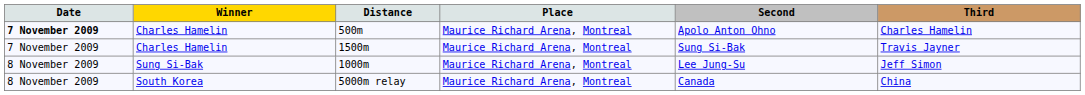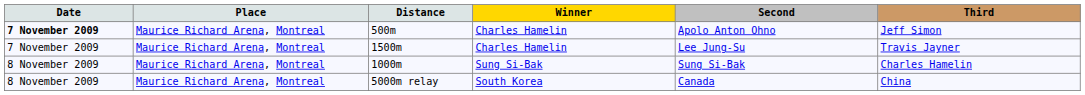columns swapped: (557, 13) <-> (234, 13)
(926, 30) Charles Hamelin -> (911, 30) Jeff Simon
(712, 47) Sung Si-Bak -> (712, 47) Lee Jung-Su
(712, 65) Lee Jung-Su -> (712, 65) Sung Si-Bak
(911, 65) Jeff Simon -> (926, 65) Charles Hamelin
